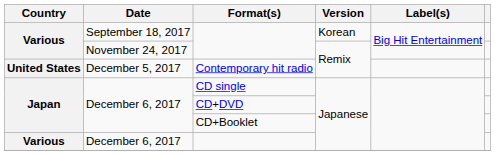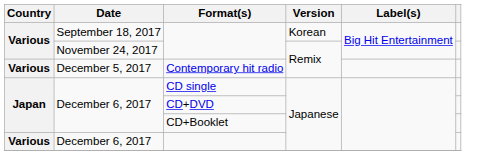(44, 68) United States -> (29, 68) Various
